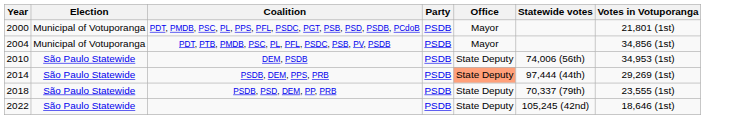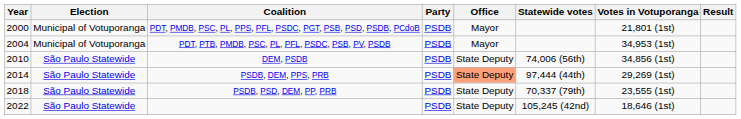+ column: (718, 12)
(648, 43) 34,856 (1st) -> (648, 43) 34,953 (1st)
(648, 59) 34,953 (1st) -> (648, 59) 34,856 (1st)
